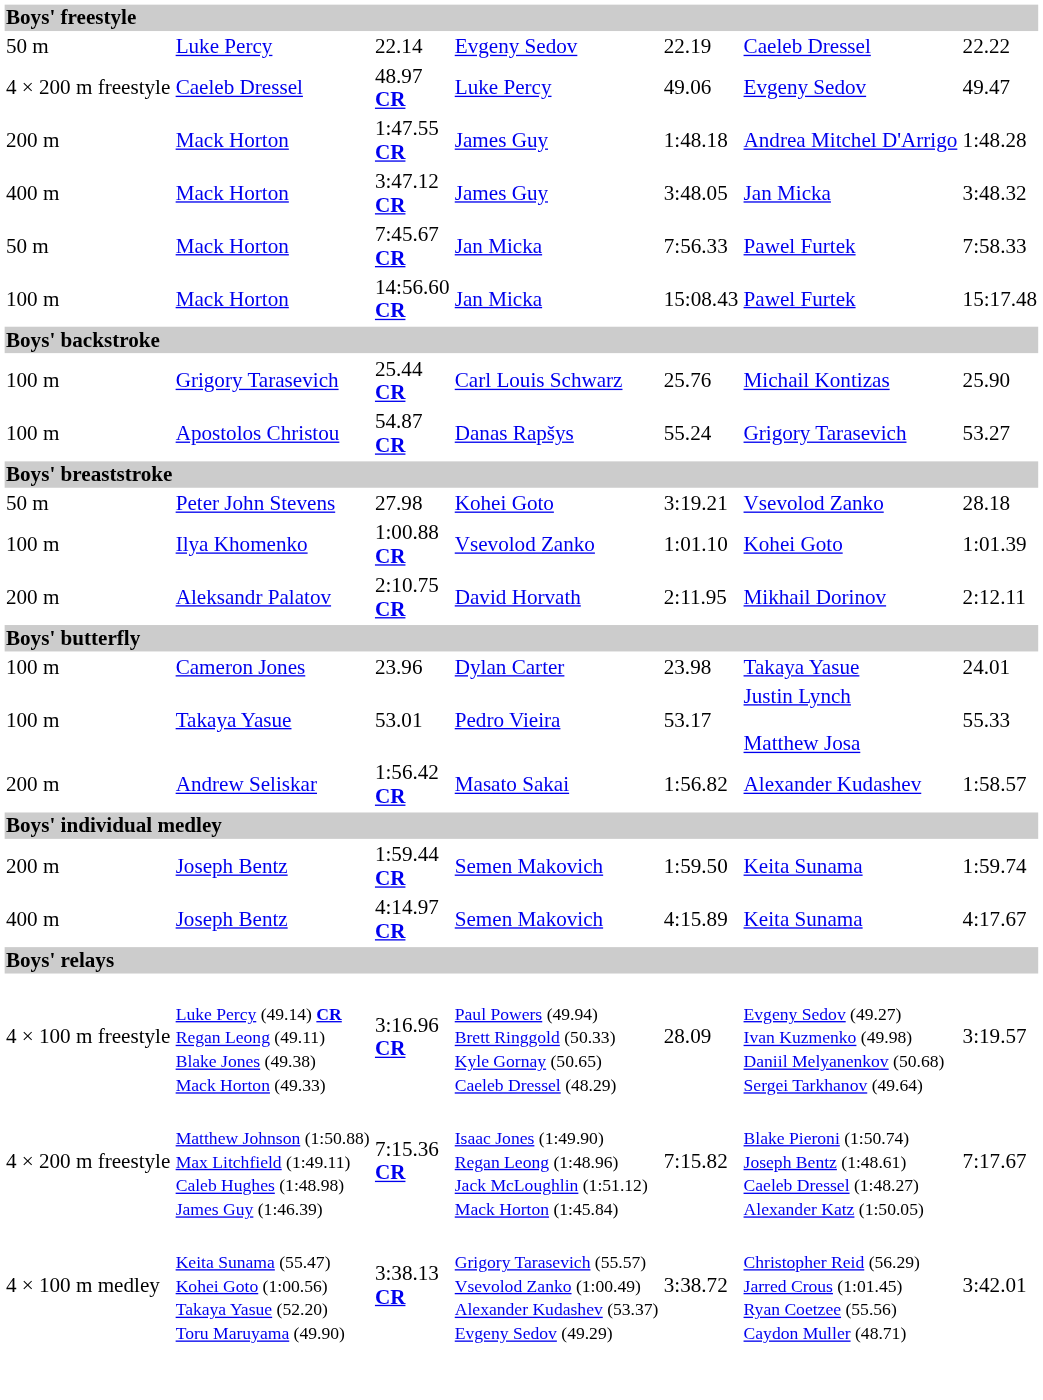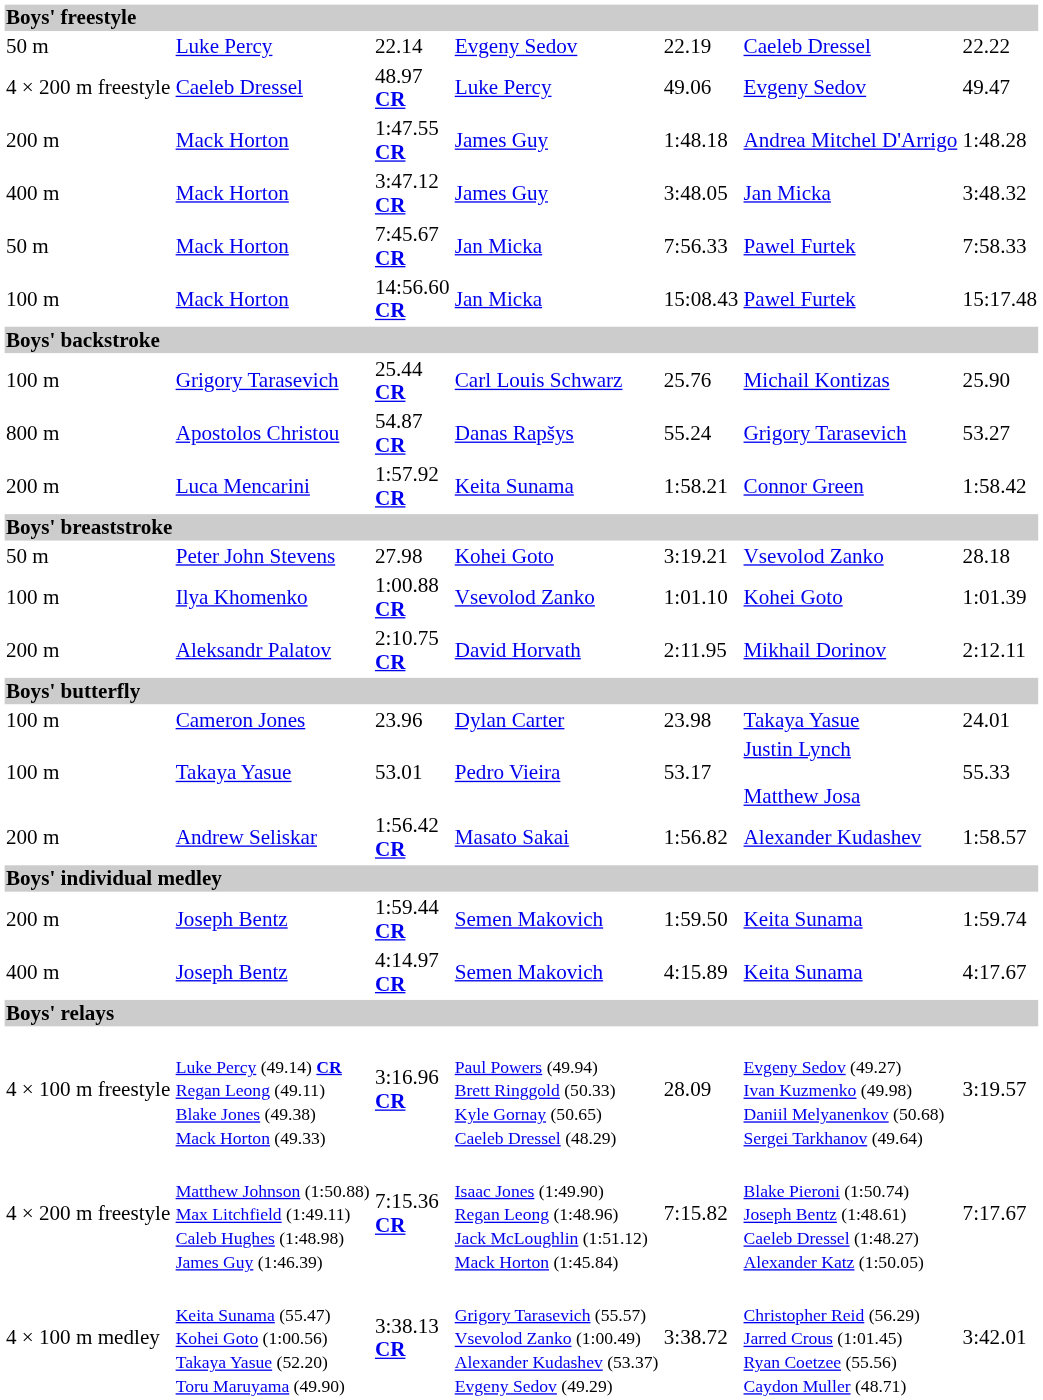(33, 433) 100 m -> (33, 433) 800 m
+ row: (407, 486)
